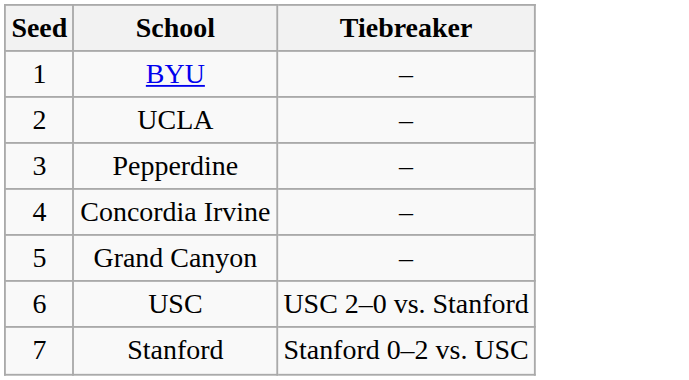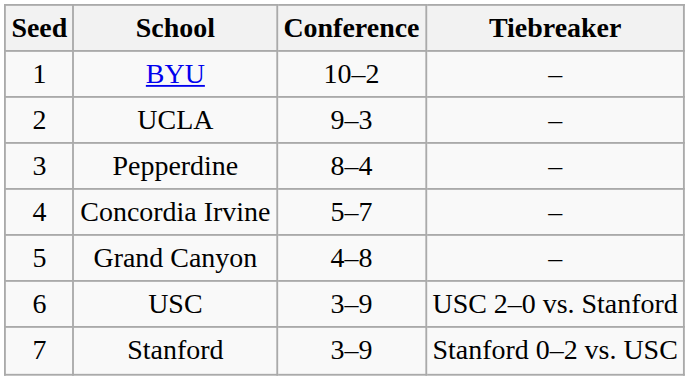+ column: (351, 27)
